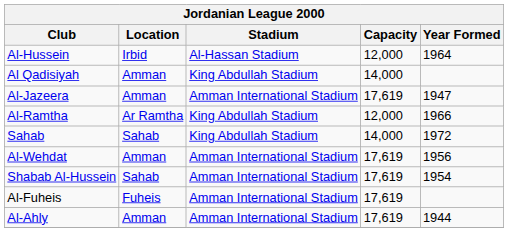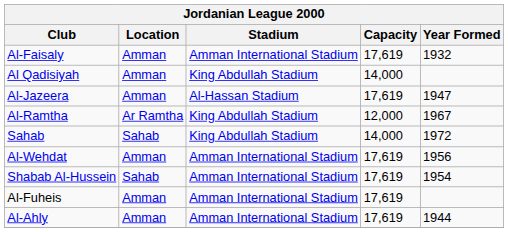+ row: (35, 55)
- row: (38, 55)
(274, 95) Amman International Stadium -> (244, 95) Al-Hassan Stadium
(437, 116) 1966 -> (437, 116) 1967
(141, 197) Fuheis -> (144, 197) Amman
